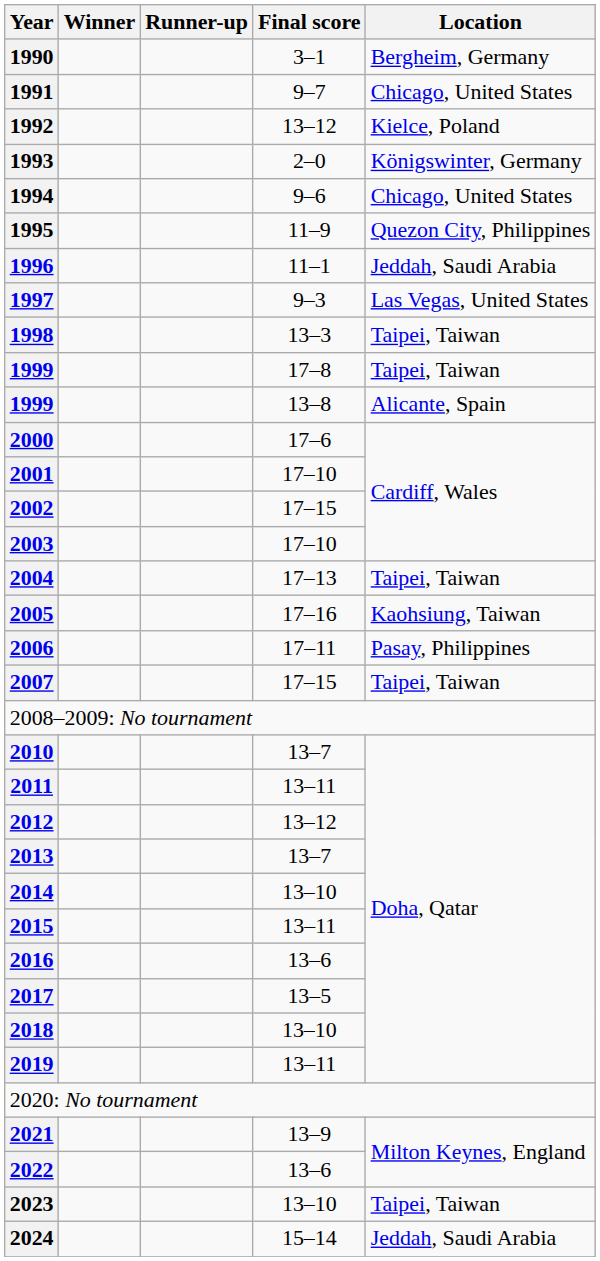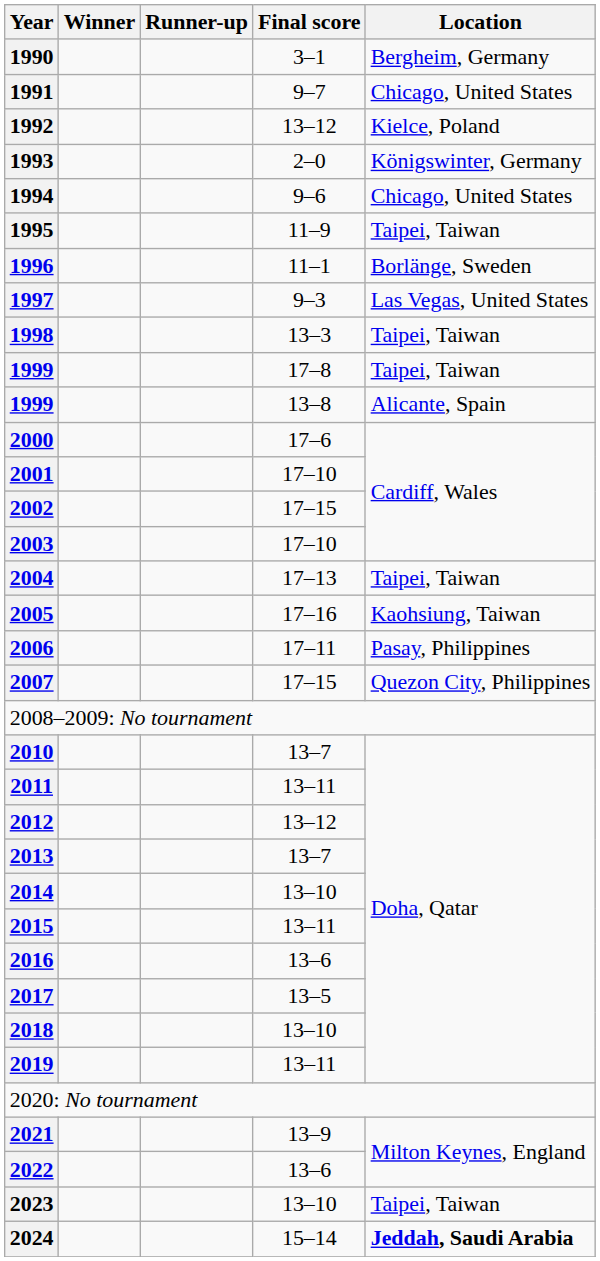(480, 230) Quezon City, Philippines -> (435, 230) Taipei, Taiwan
(464, 265) Jeddah, Saudi Arabia -> (451, 265) Borlänge, Sweden
(435, 682) Taipei, Taiwan -> (480, 682) Quezon City, Philippines
(464, 1238) normal -> (472, 1238) bold
